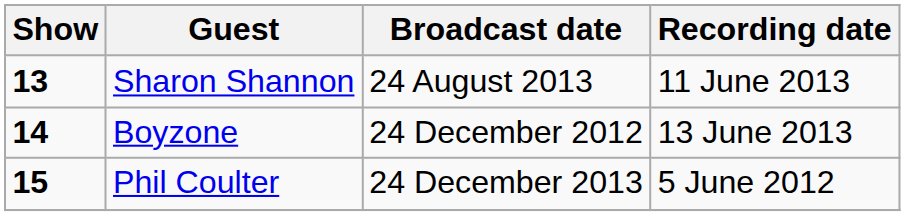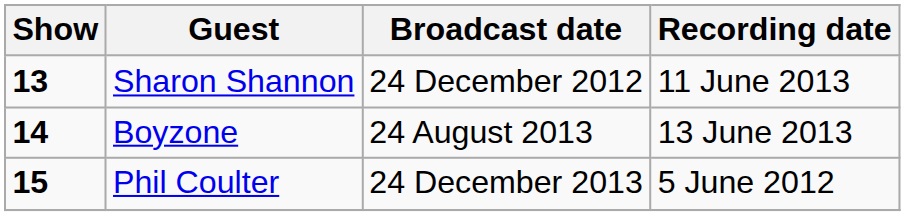(481, 81) 24 August 2013 -> (506, 81) 24 December 2012
(506, 132) 24 December 2012 -> (481, 132) 24 August 2013
